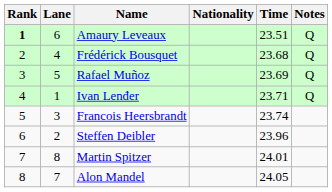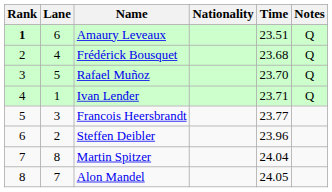(274, 75) 23.69 -> (274, 75) 23.70
(274, 116) 23.74 -> (274, 116) 23.77
(274, 156) 24.01 -> (274, 156) 24.04
